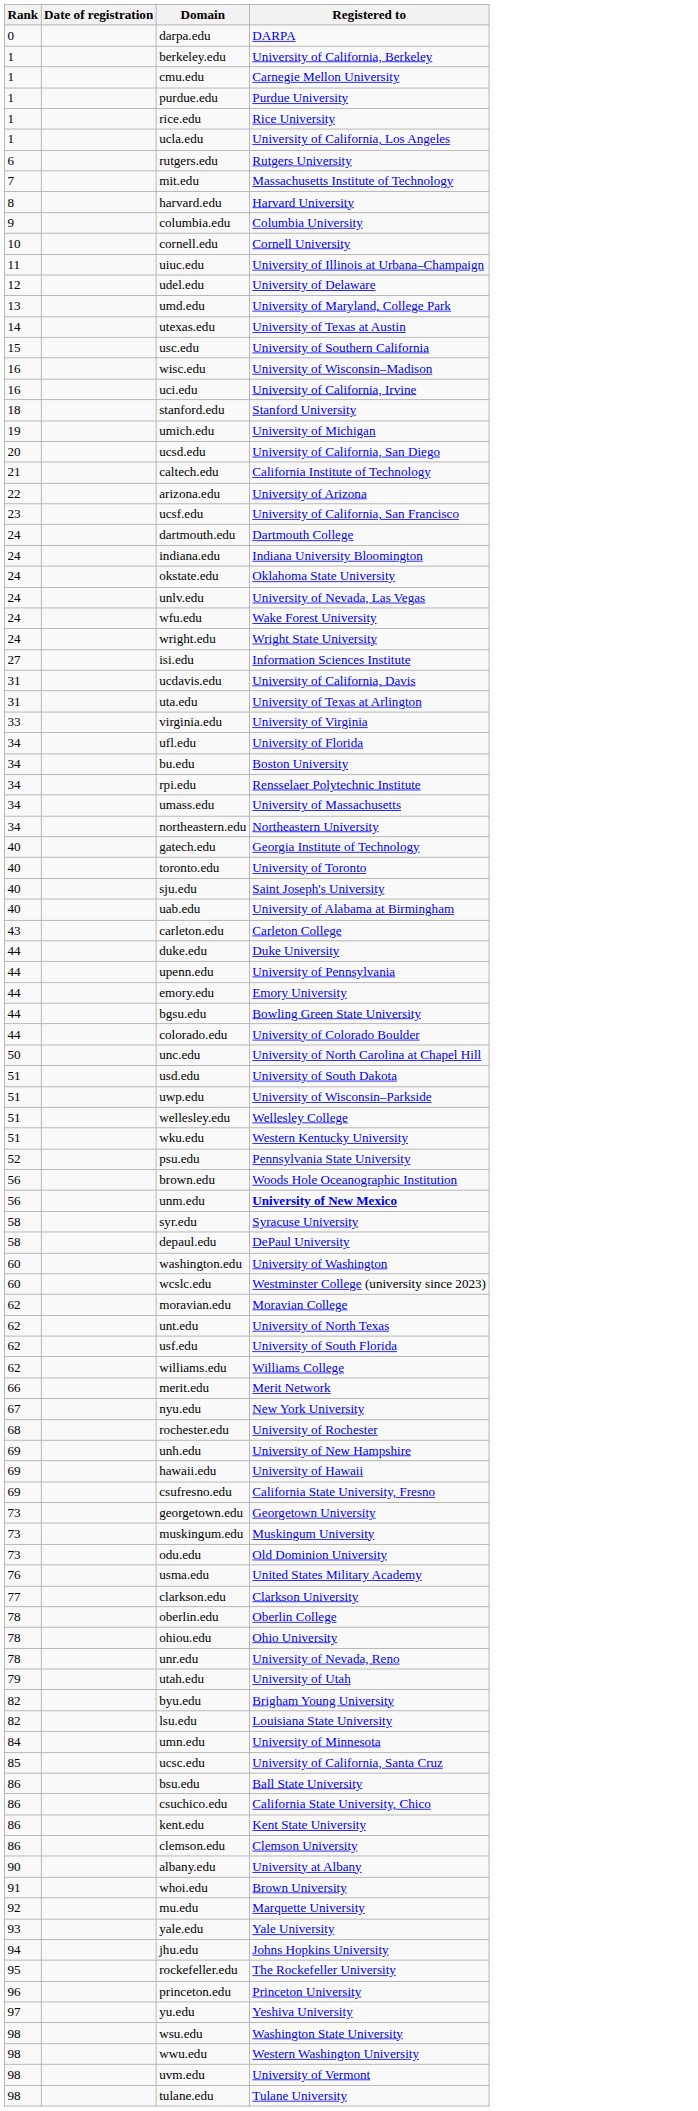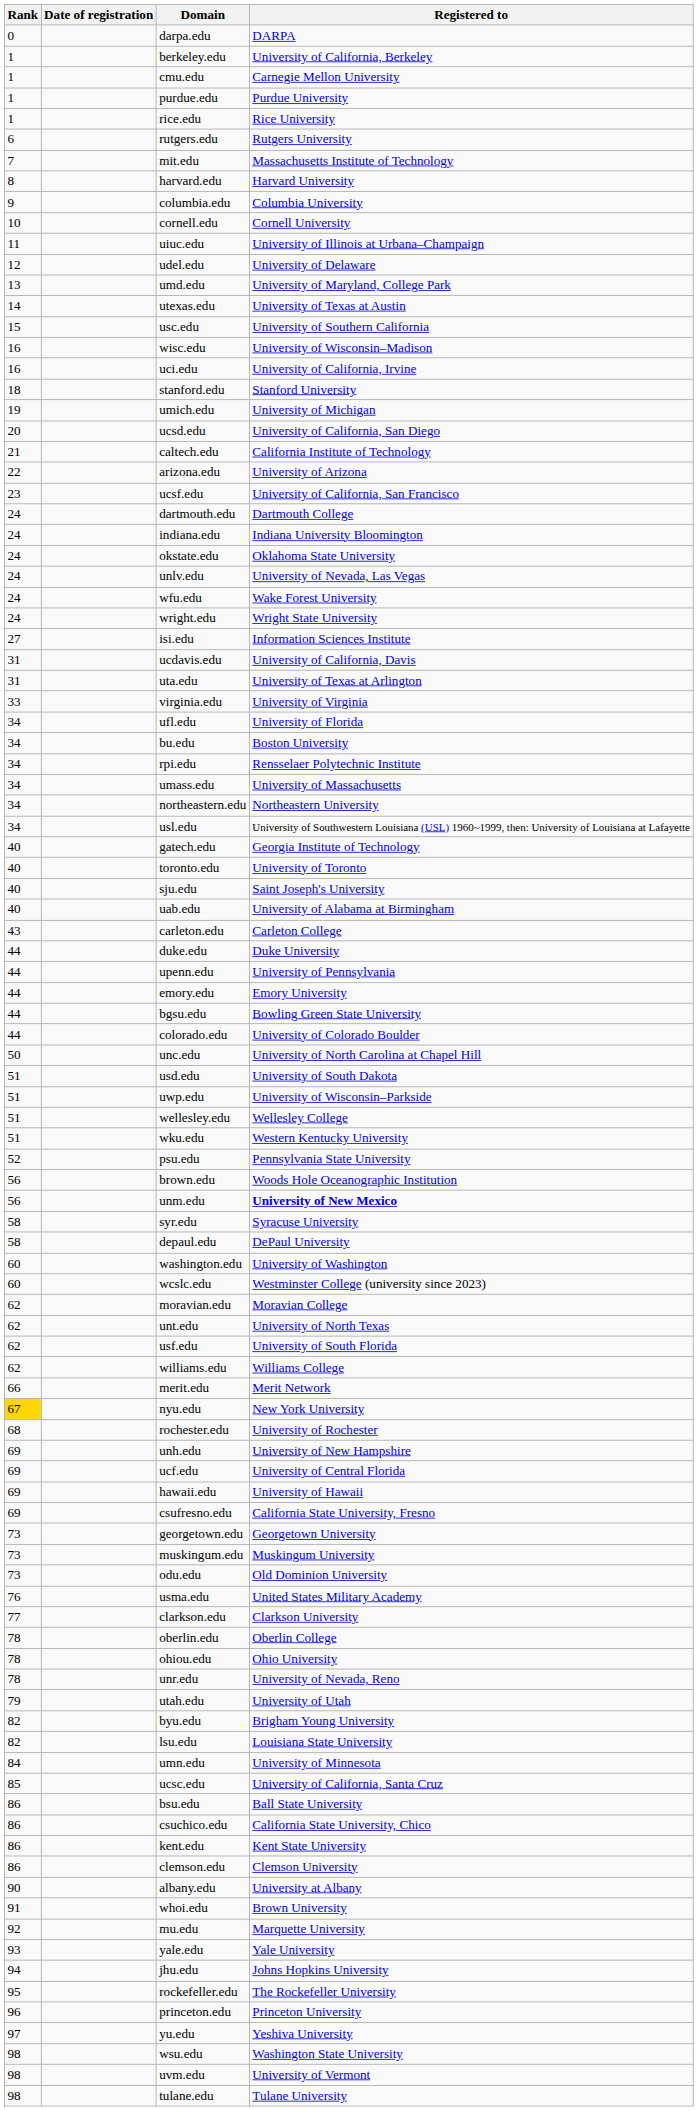- row: (181, 139)
+ row: (178, 826)
(14, 1409) no background -> (14, 1409) gold background
+ row: (179, 1471)
- row: (183, 2054)
